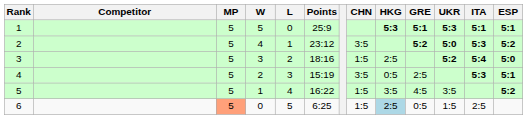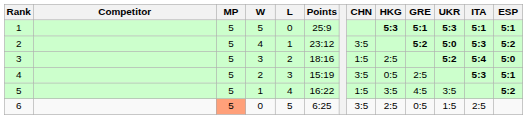(361, 106) 1:5 -> (361, 106) 3:5
(391, 106) lightblue background -> (391, 106) no background
